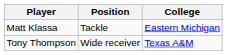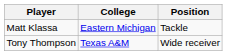columns swapped: (110, 12) <-> (182, 12)
